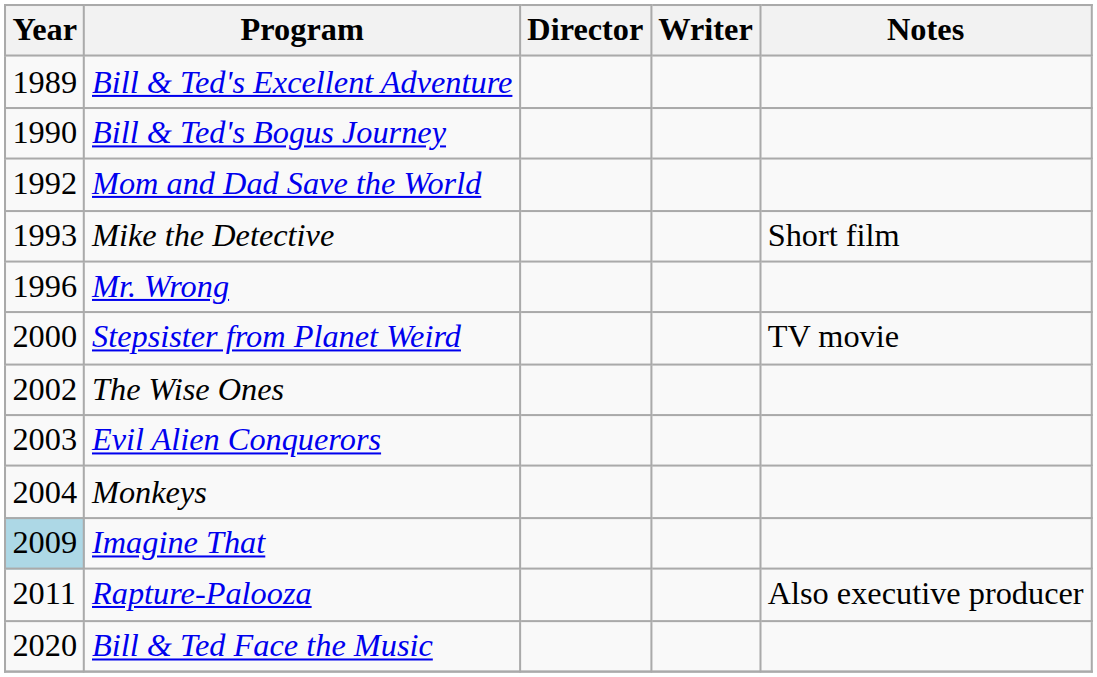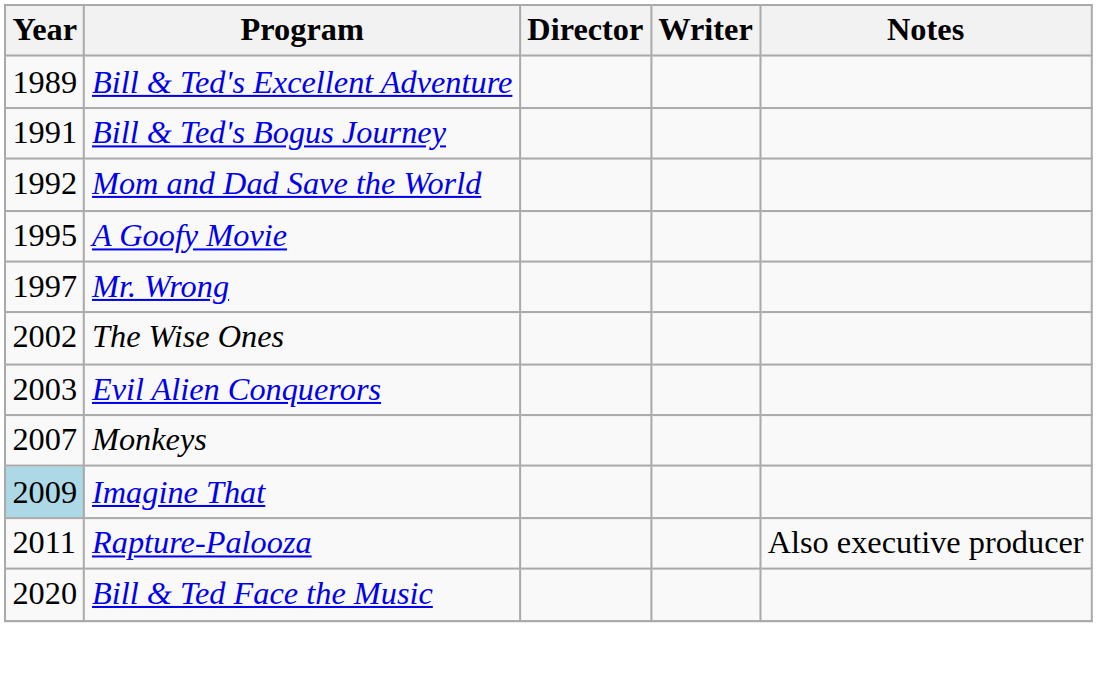(45, 132) 1990 -> (45, 132) 1991
- row: (213, 235)
+ row: (190, 235)
(45, 286) 1996 -> (45, 286) 1997
- row: (276, 337)
(45, 491) 2004 -> (45, 440) 2007
